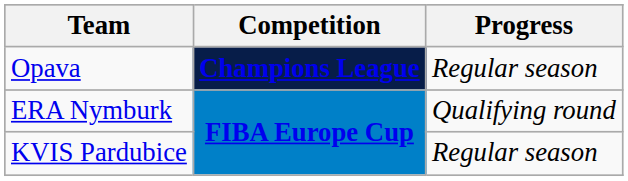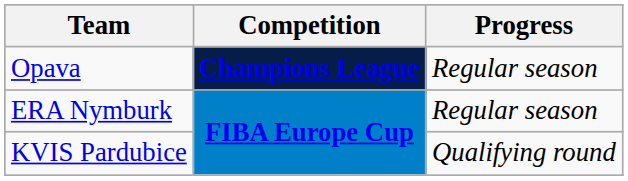(524, 110) Qualifying round -> (515, 110) Regular season
(515, 152) Regular season -> (524, 152) Qualifying round
